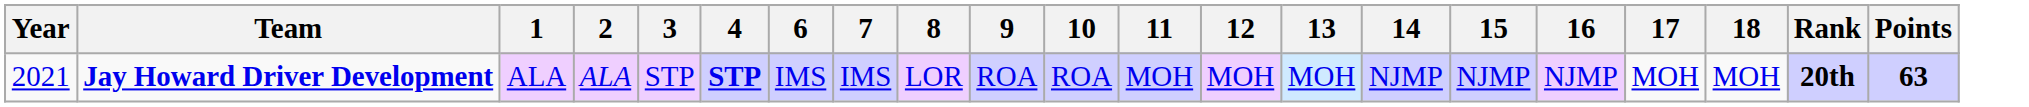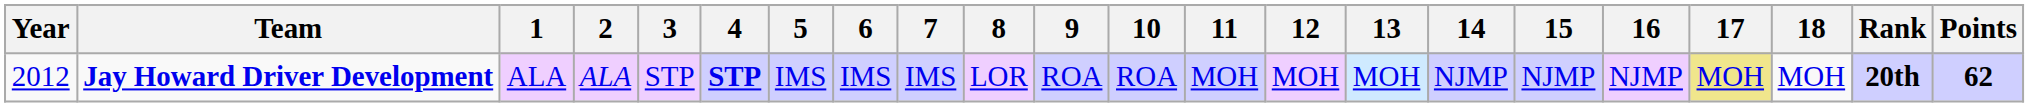+ column: (801, 28)
(41, 76) 2021 -> (41, 76) 2012
(1665, 76) no background -> (1730, 76) khaki background
(1913, 76) 63 -> (1978, 76) 62
